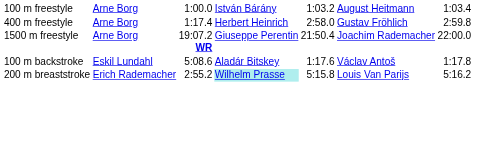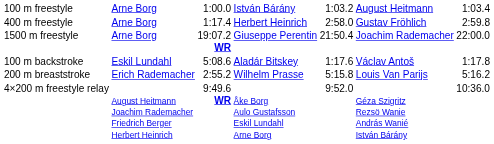(250, 75) paleturquoise background -> (269, 75) no background
+ row: (56, 89)
